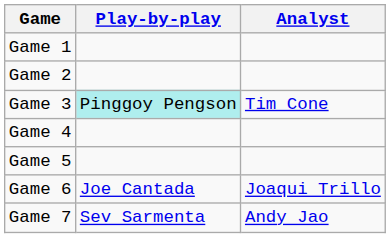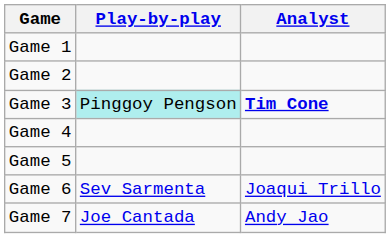(287, 104) normal -> (287, 104) bold
(137, 189) Joe Cantada -> (143, 189) Sev Sarmenta
(143, 218) Sev Sarmenta -> (137, 218) Joe Cantada
